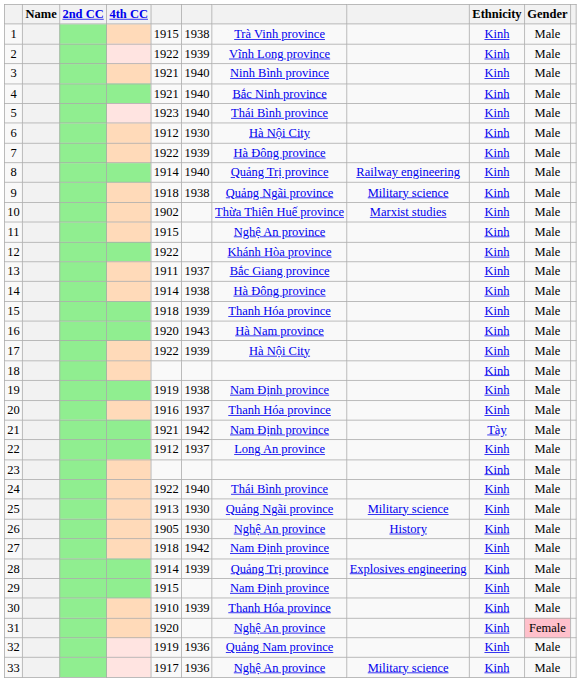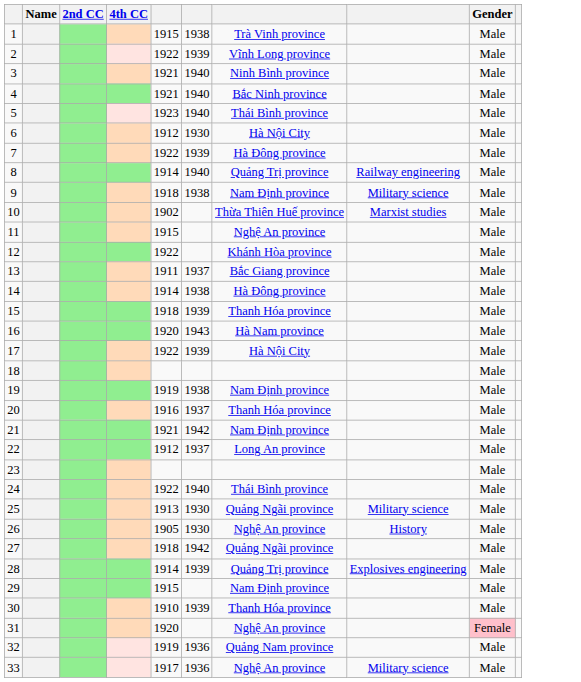- column: (497, 14)
(280, 192) Quảng Ngãi province -> (280, 192) Nam Định province
(280, 548) Nam Định province -> (280, 548) Quảng Ngãi province
